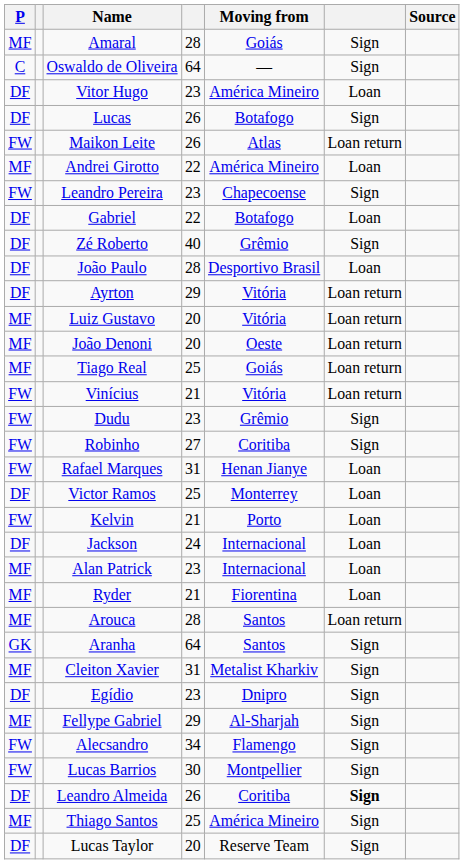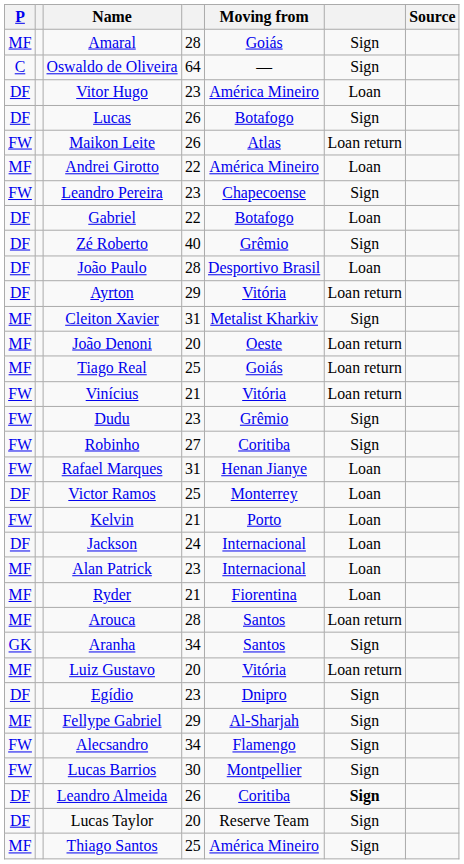rows swapped: (112, 318) <-> (112, 670)
(193, 645) 64 -> (193, 645) 34
rows swapped: (112, 846) <-> (112, 820)
